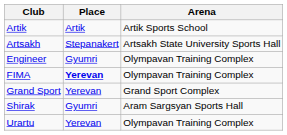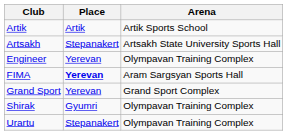(81, 59) Gyumri -> (83, 59) Yerevan
(188, 75) Olympavan Training Complex -> (183, 75) Aram Sargsyan Sports Hall
(183, 106) Aram Sargsyan Sports Hall -> (188, 106) Olympavan Training Complex
(83, 122) Yerevan -> (92, 122) Stepanakert
